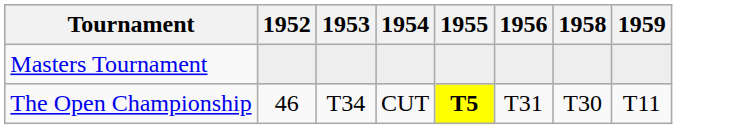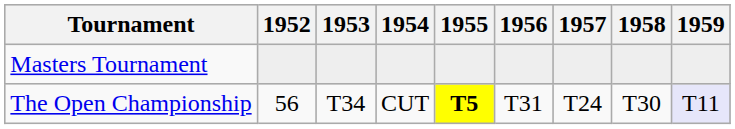+ column: (583, 24)
(287, 103) 46 -> (287, 103) 56
(642, 103) no background -> (701, 103) lavender background
